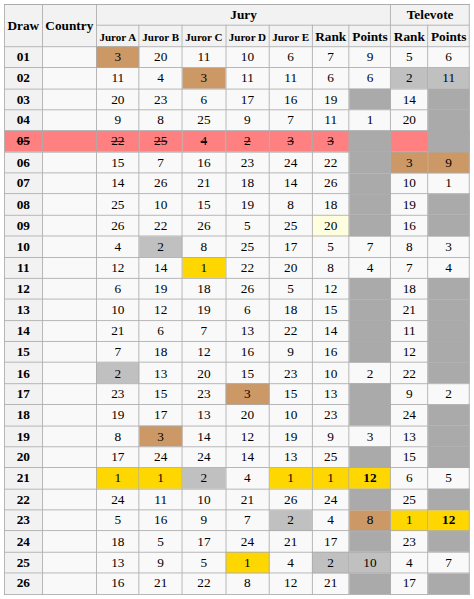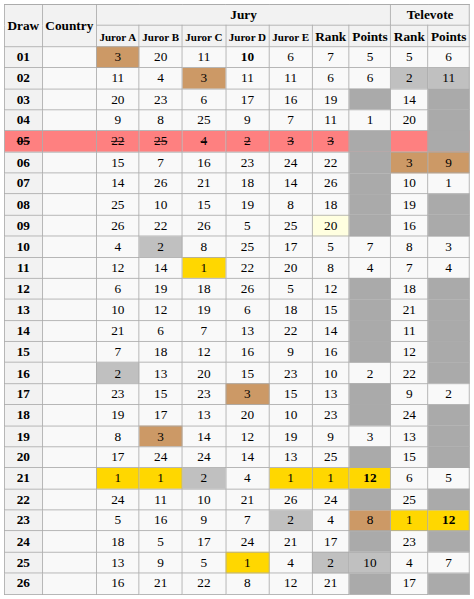(247, 57) normal -> (247, 57) bold
(370, 57) 9 -> (370, 57) 5
